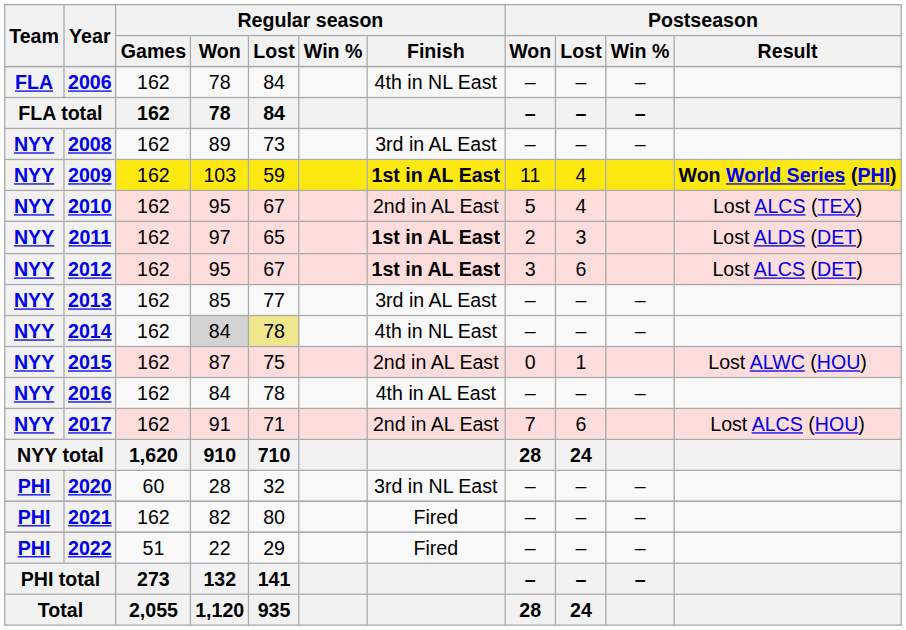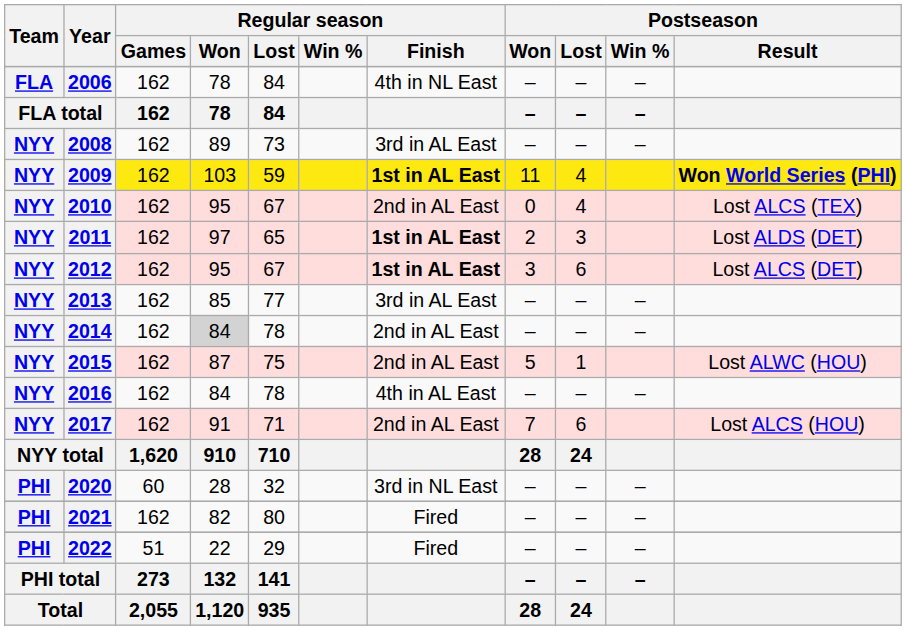(530, 207) 5 -> (530, 207) 0
(274, 331) khaki background -> (274, 331) no background
(436, 331) 4th in NL East -> (436, 331) 2nd in AL East
(530, 362) 0 -> (530, 362) 5
